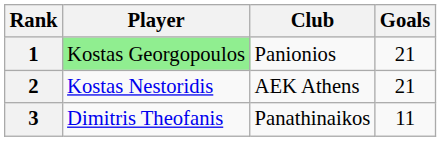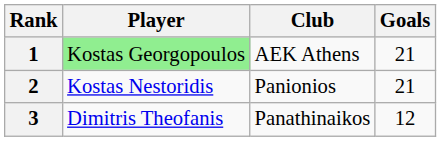(295, 53) Panionios -> (307, 53) AEK Athens
(307, 86) AEK Athens -> (295, 86) Panionios
(405, 119) 11 -> (405, 119) 12
